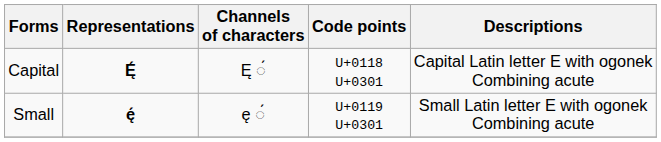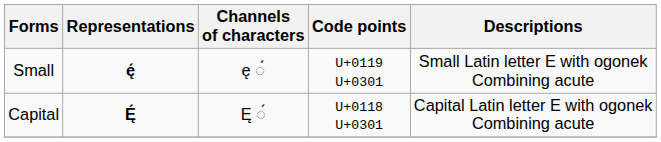rows swapped: (34, 70) <-> (34, 115)
